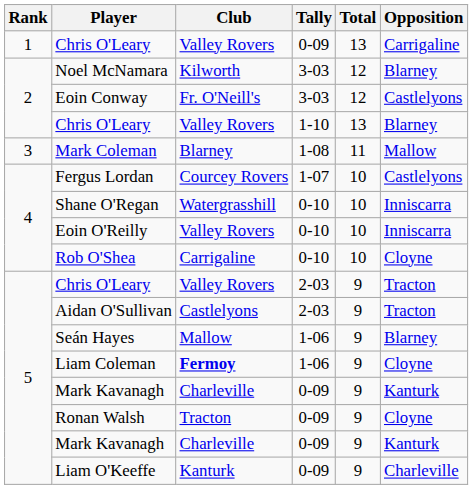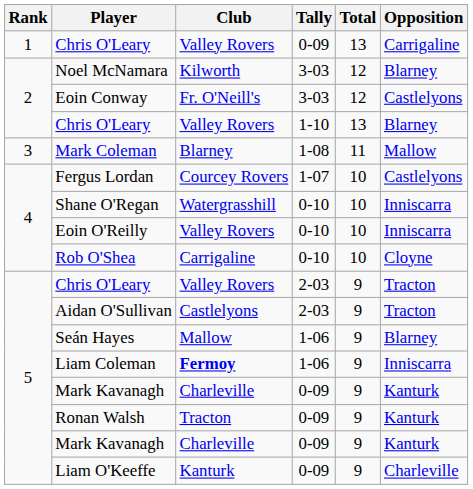(408, 364) Cloyne -> (418, 364) Inniscarra
(408, 417) Cloyne -> (412, 417) Kanturk
